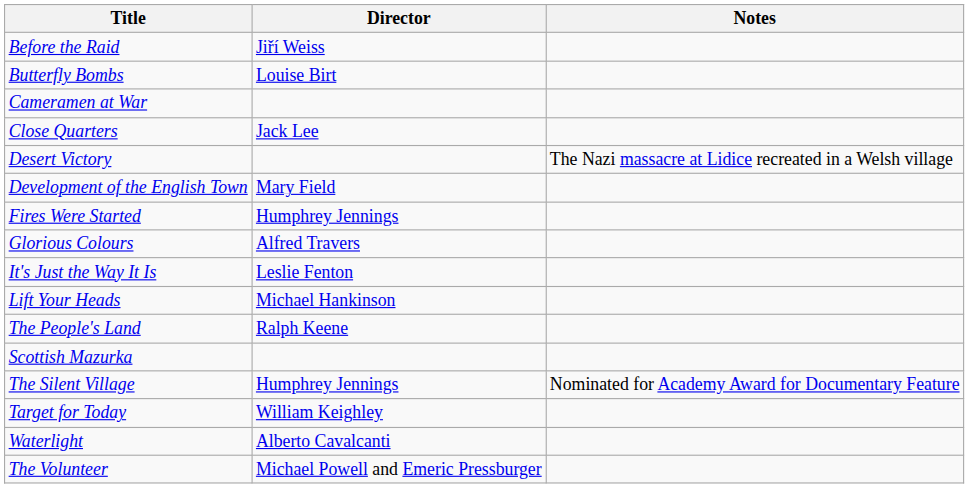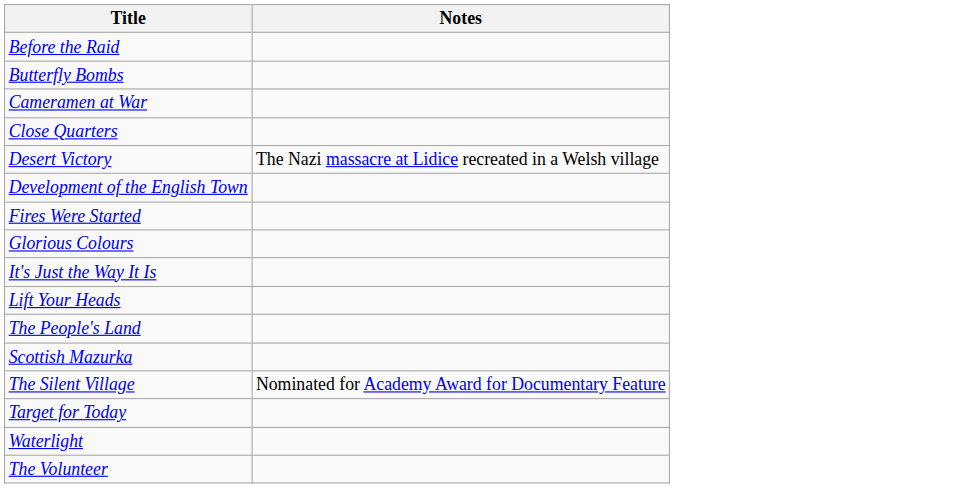- column: (399, 18)
